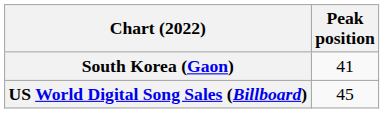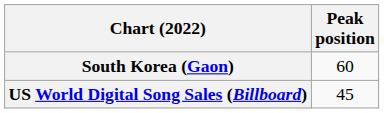(345, 66) 41 -> (345, 66) 60
